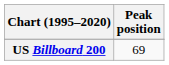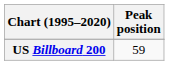(139, 49) 69 -> (139, 49) 59
